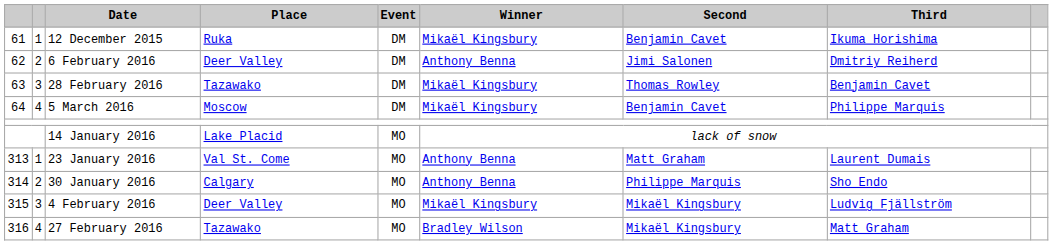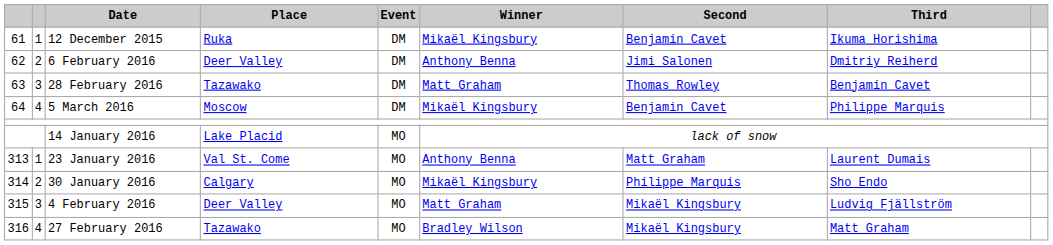(480, 85) Mikaël Kingsbury -> (462, 85) Matt Graham
(469, 183) Anthony Benna -> (480, 183) Mikaël Kingsbury
(480, 206) Mikaël Kingsbury -> (462, 206) Matt Graham
